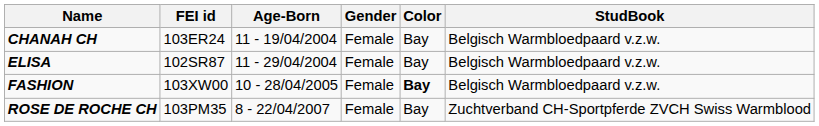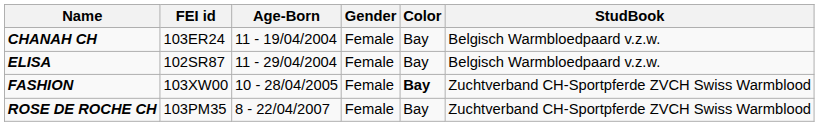(554, 86) Belgisch Warmbloedpaard v.z.w. -> (630, 86) Zuchtverband CH-Sportpferde ZVCH Swiss Warmblood
